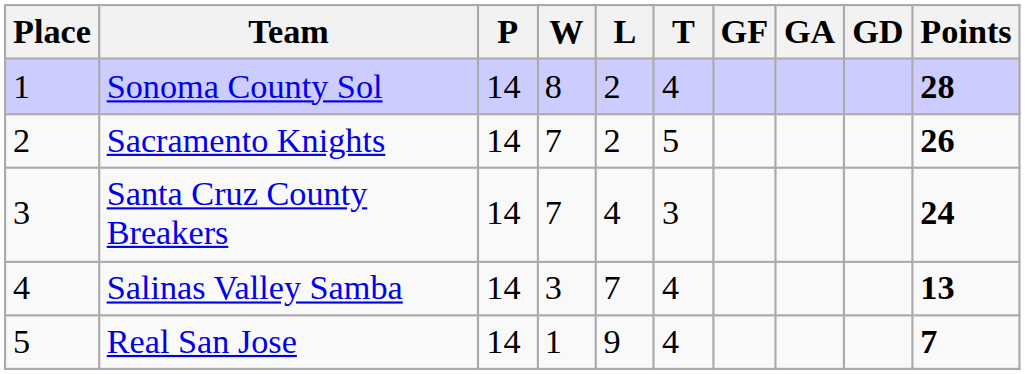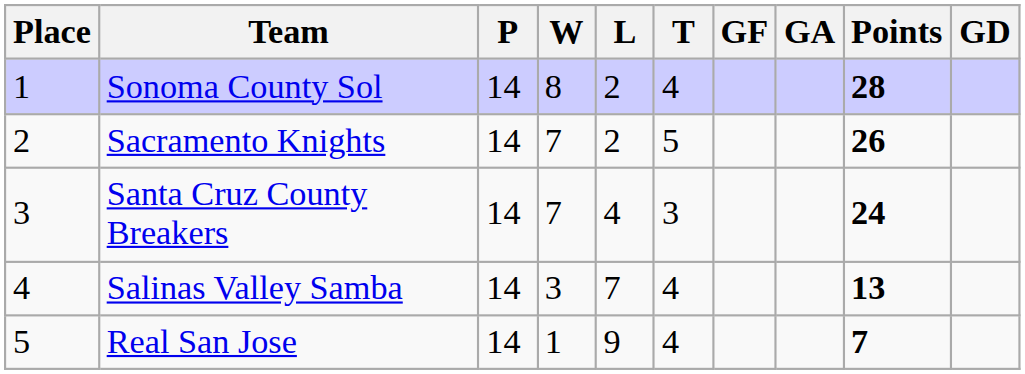columns swapped: (878, 31) <-> (966, 31)
